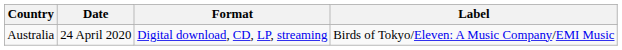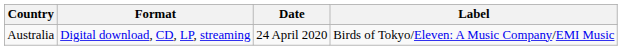columns swapped: (96, 14) <-> (232, 14)
